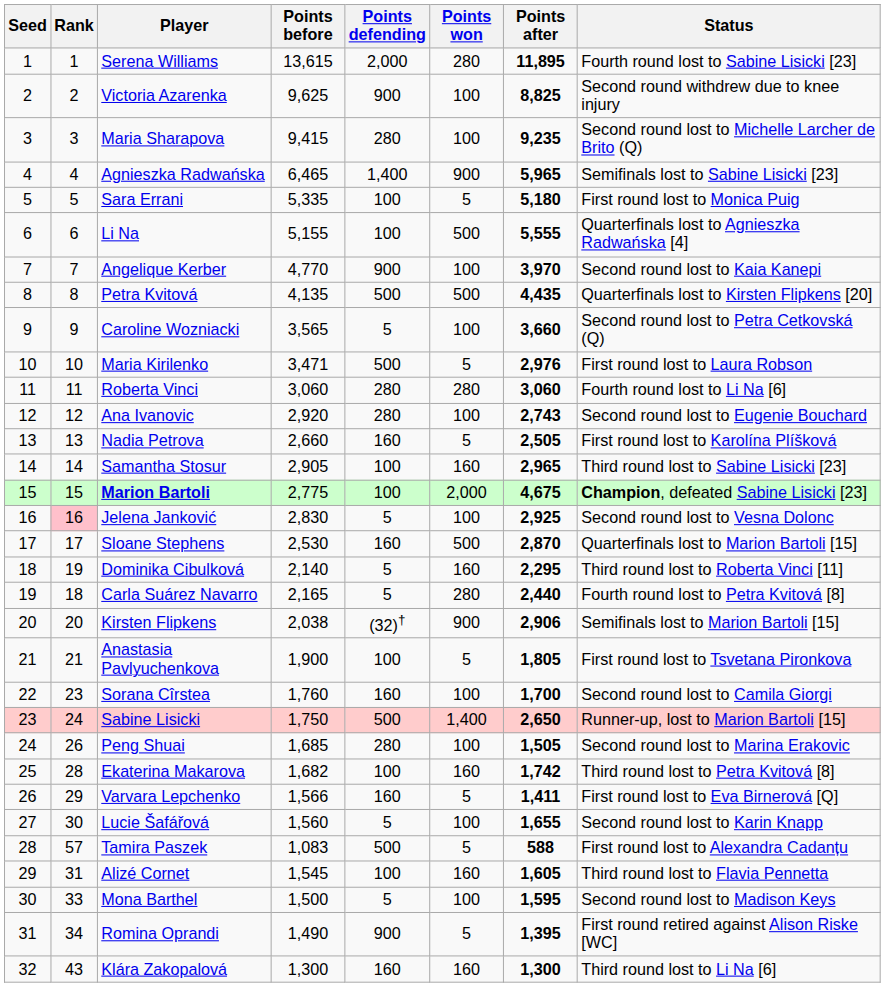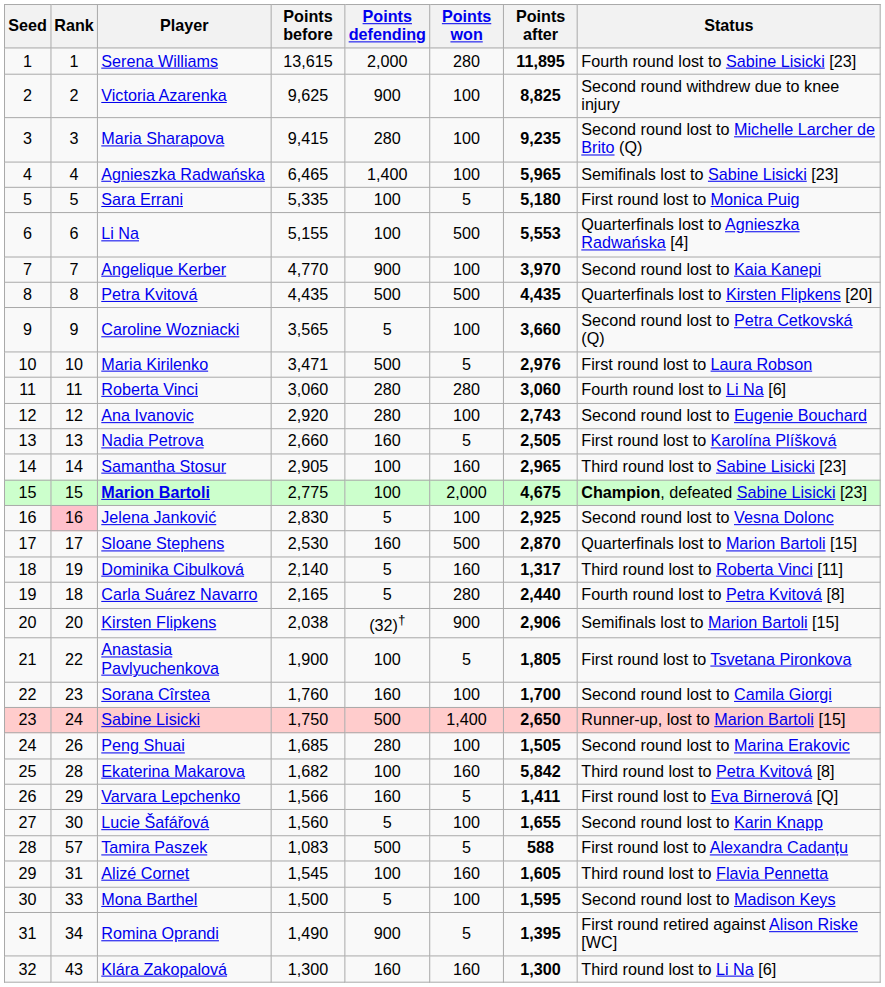(467, 174) 900 -> (467, 174) 100
(541, 234) 5,555 -> (541, 234) 5,553
(308, 295) 4,135 -> (308, 295) 4,435
(541, 569) 2,295 -> (541, 569) 1,317
(74, 659) 21 -> (74, 659) 22
(541, 771) 1,742 -> (541, 771) 5,842
